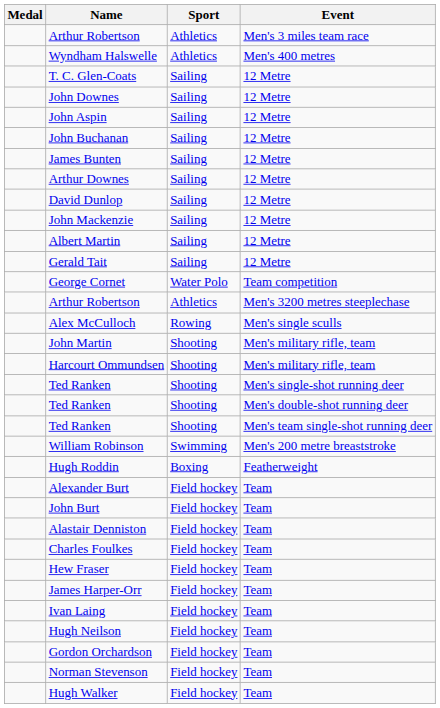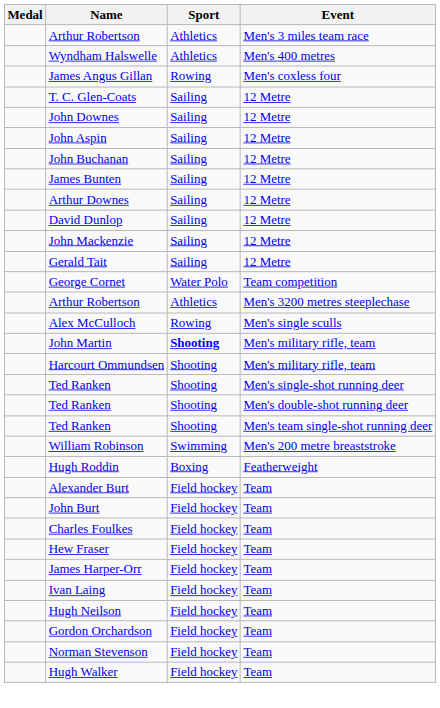+ row: (100, 76)
- row: (84, 240)
(194, 343) normal -> (195, 343) bold
- row: (97, 528)
